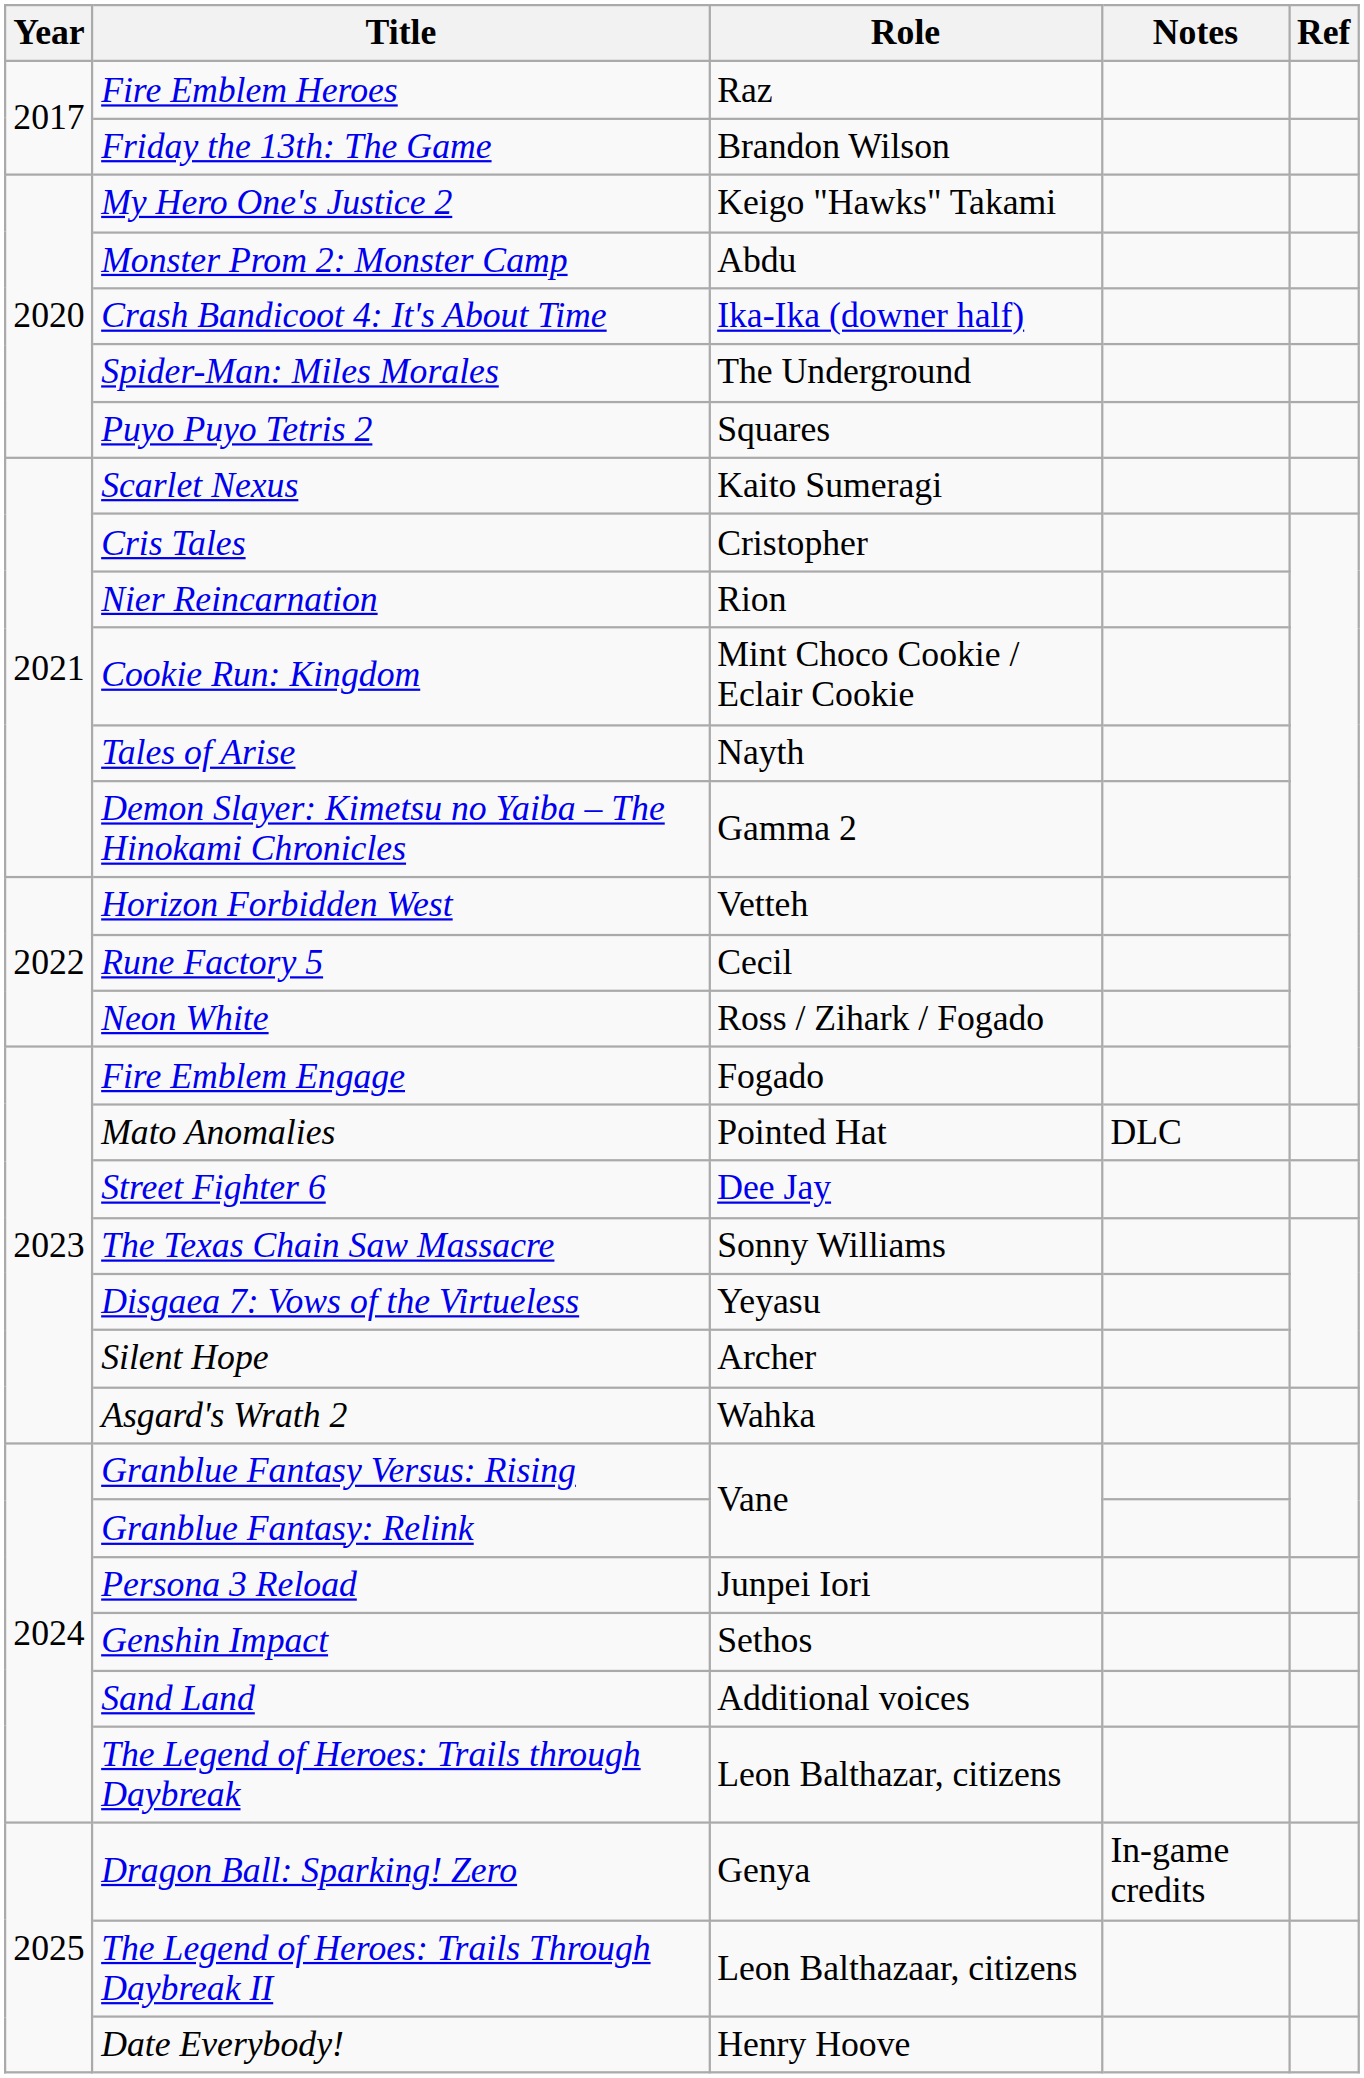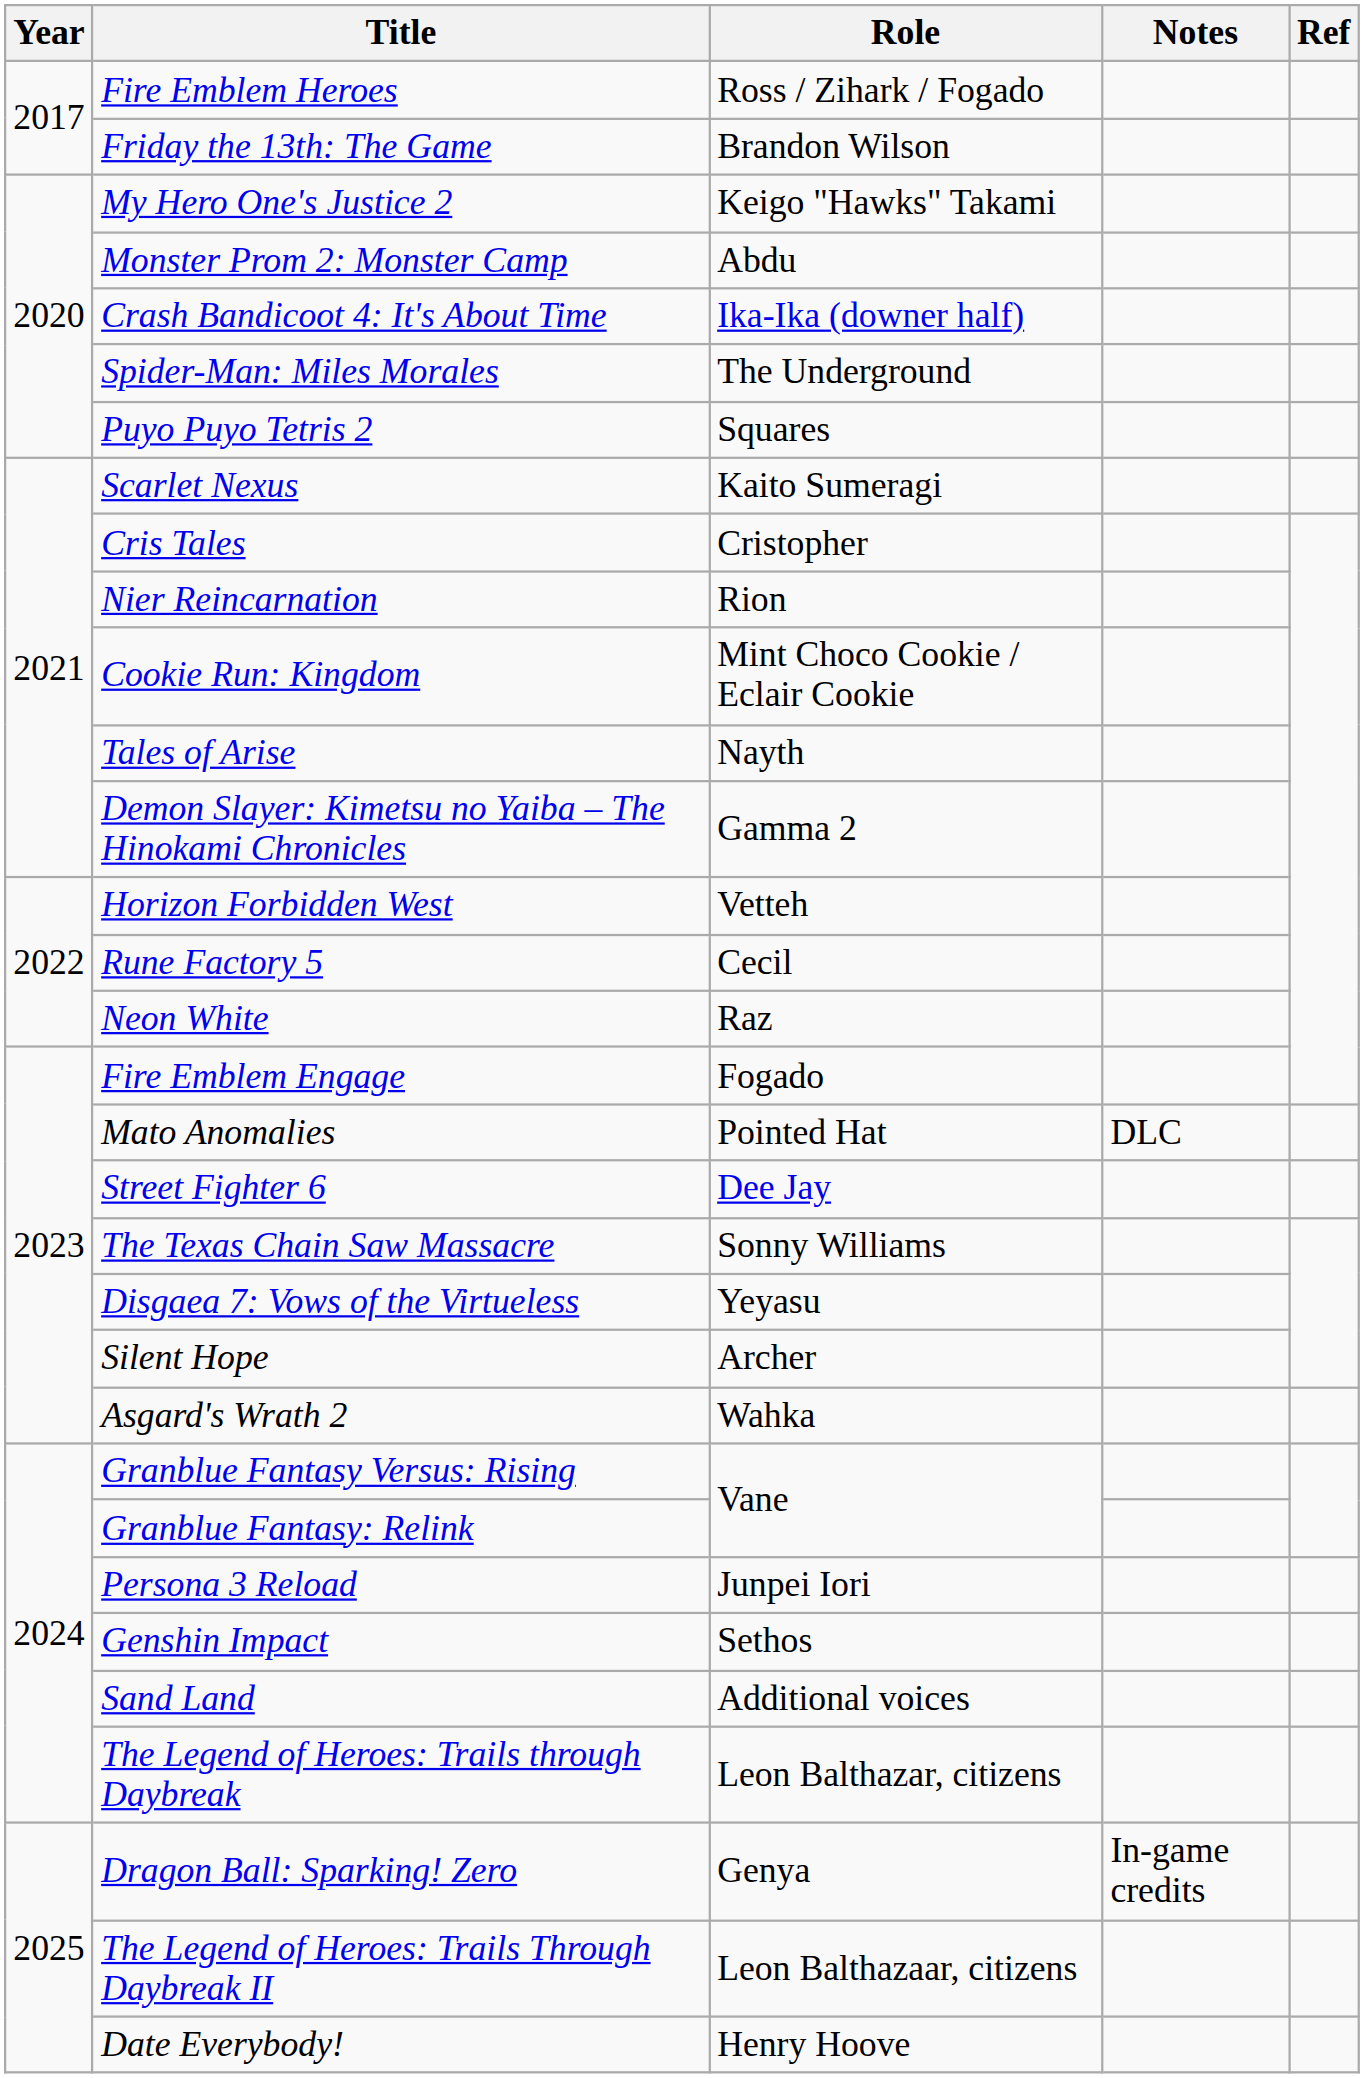(745, 89) Raz -> (881, 89) Ross / Zihark / Fogado
(881, 1018) Ross / Zihark / Fogado -> (745, 1018) Raz
